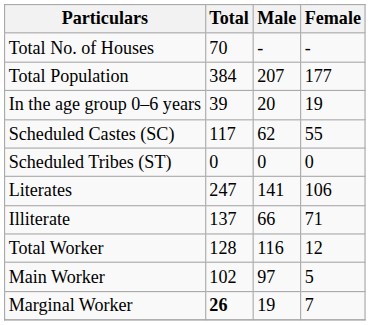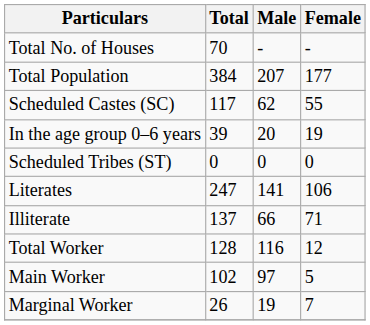rows swapped: (105, 104) <-> (92, 133)
(218, 305) bold -> (218, 305) normal
